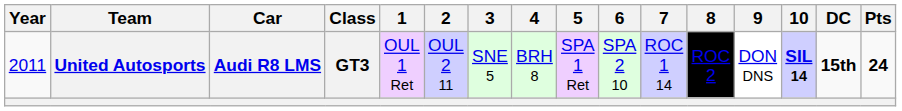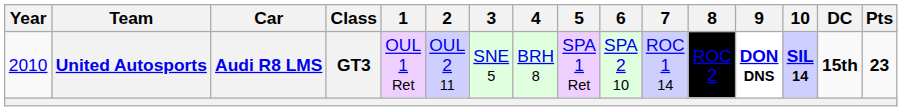(27, 65) 2011 -> (28, 65) 2010
(758, 64) normal -> (759, 65) bold
(878, 65) 24 -> (880, 65) 23
